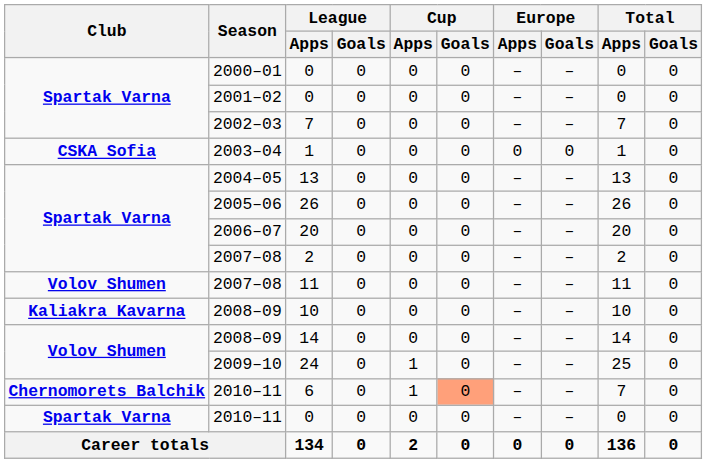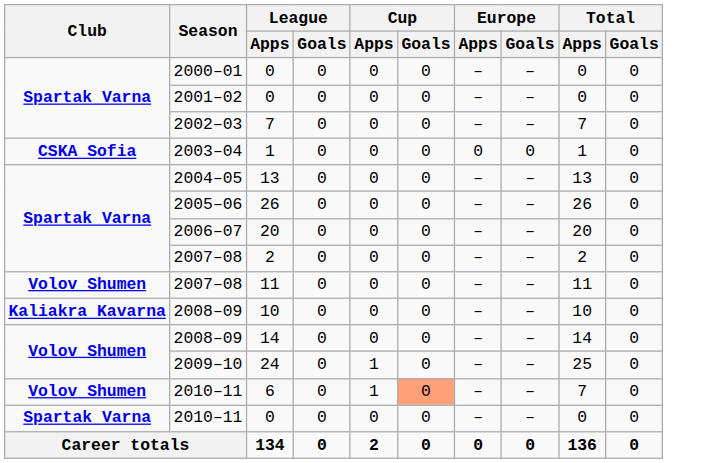(107, 392) Chernomorets Balchik -> (87, 392) Volov Shumen
